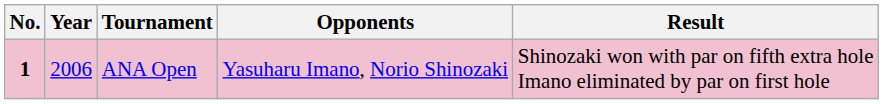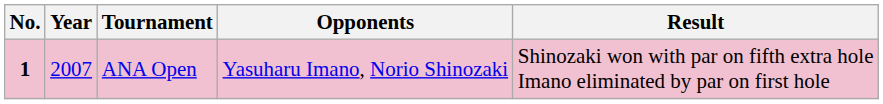(71, 68) 2006 -> (71, 68) 2007
